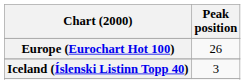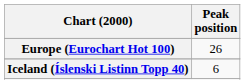(216, 68) 3 -> (216, 68) 6
